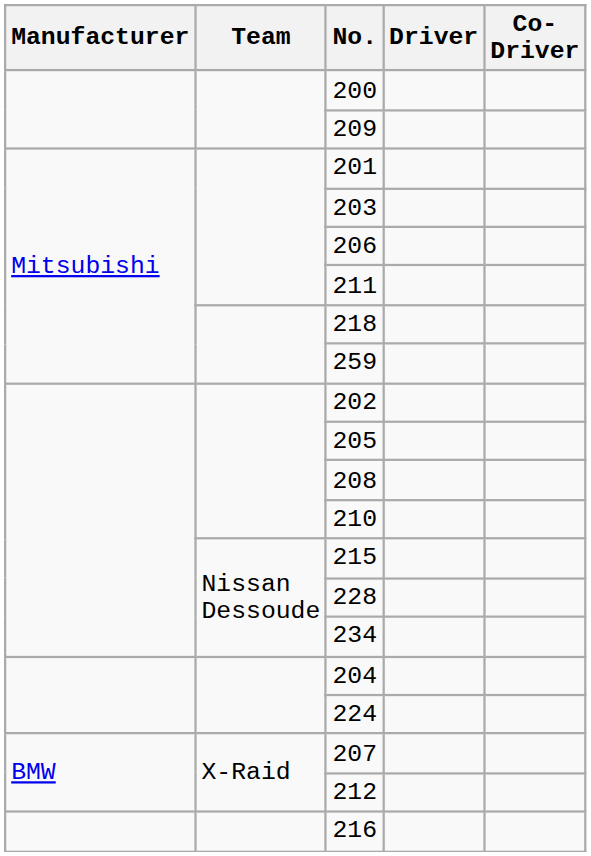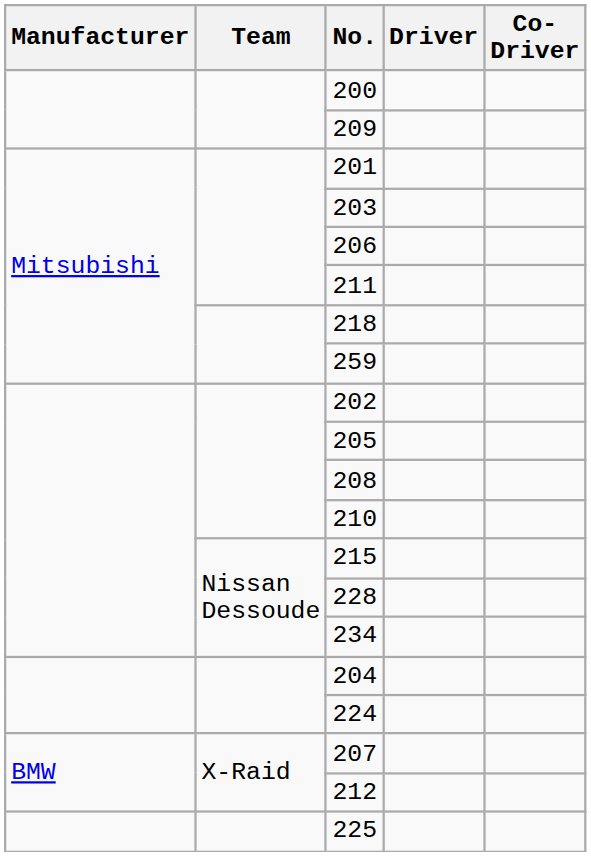- row: (355, 831)
+ row: (355, 831)
